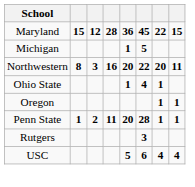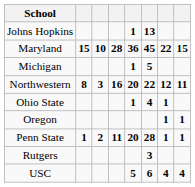+ row: (40, 31)
(95, 31) 12 -> (100, 48) 10
(160, 66) 20 -> (166, 84) 12
